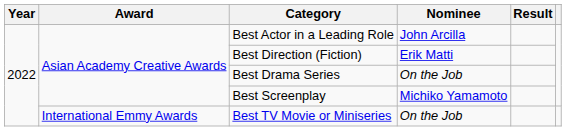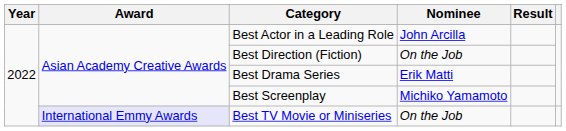(426, 55) Erik Matti -> (431, 55) On the Job
(431, 75) On the Job -> (426, 75) Erik Matti
(120, 116) no background -> (120, 116) lavender background
